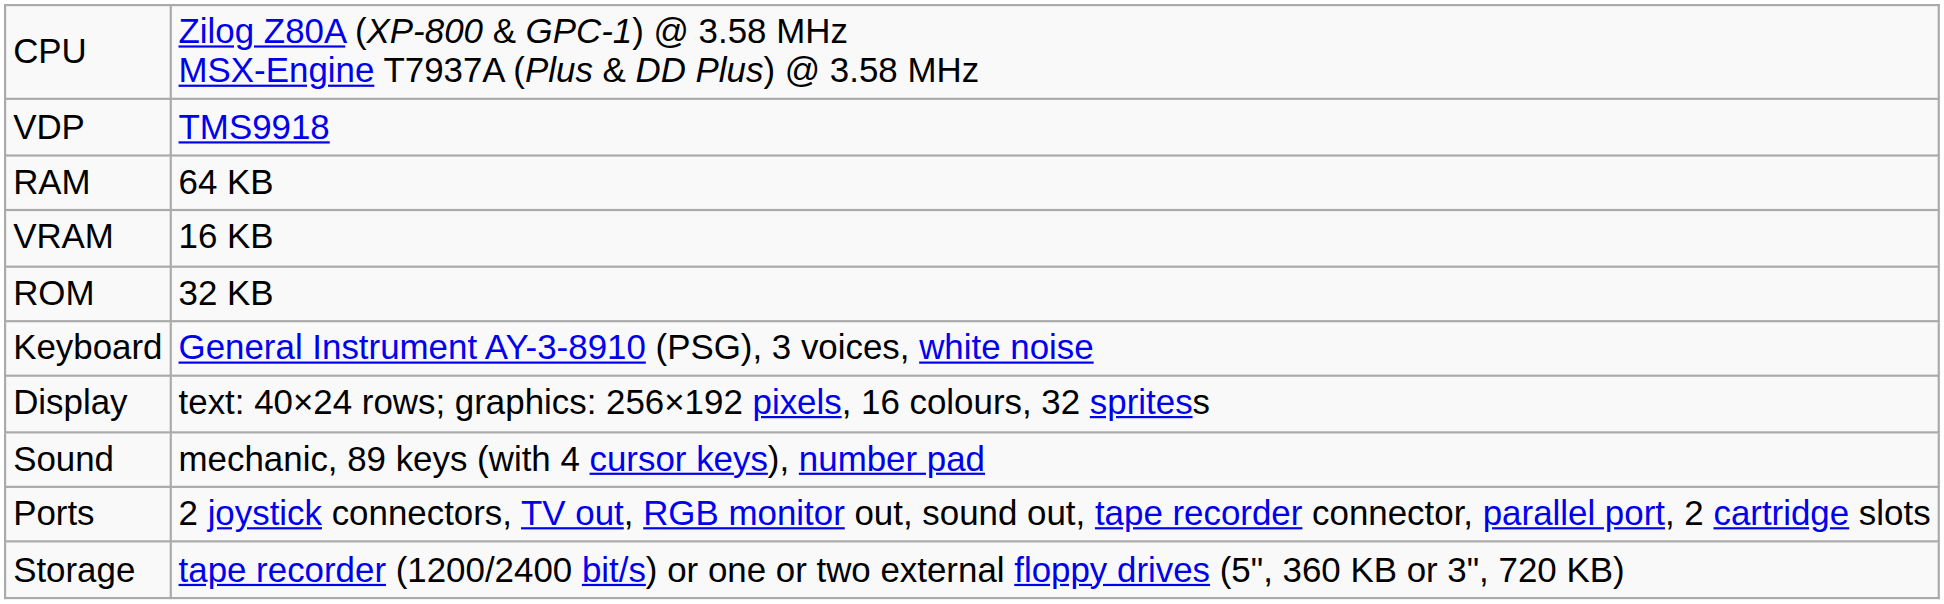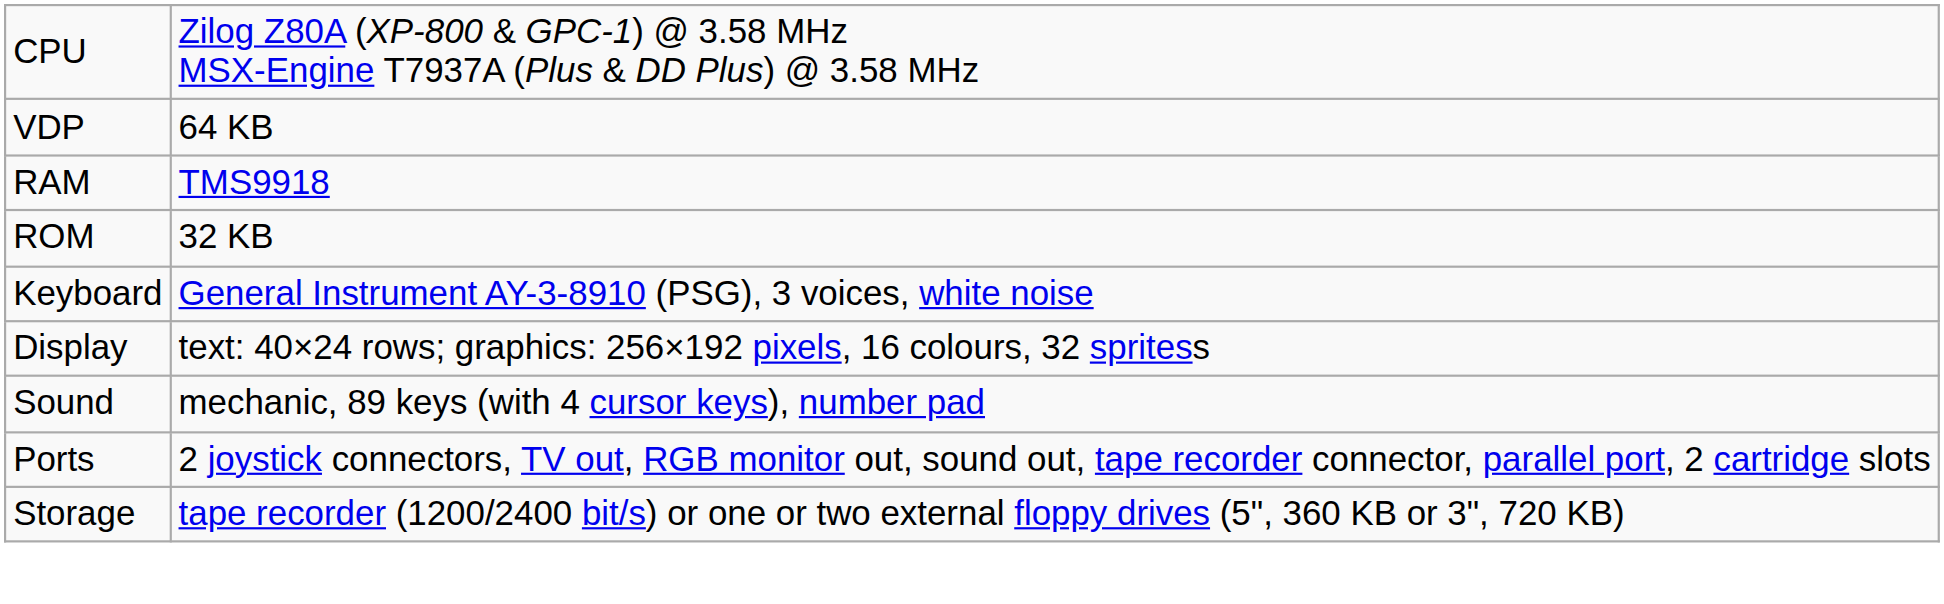(254, 126) TMS9918 -> (226, 126) 64 KB
(226, 182) 64 KB -> (254, 182) TMS9918
- row: (64, 237)
